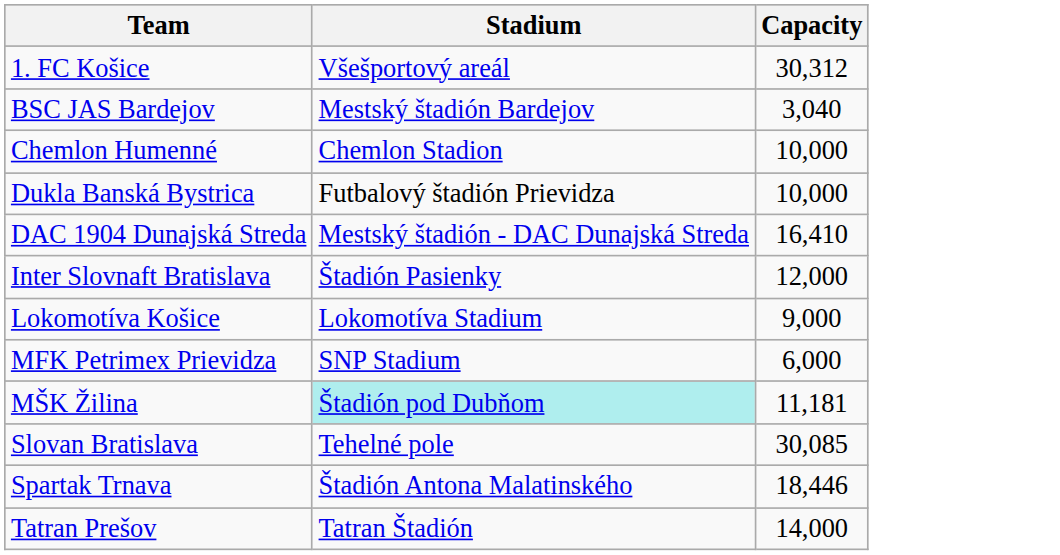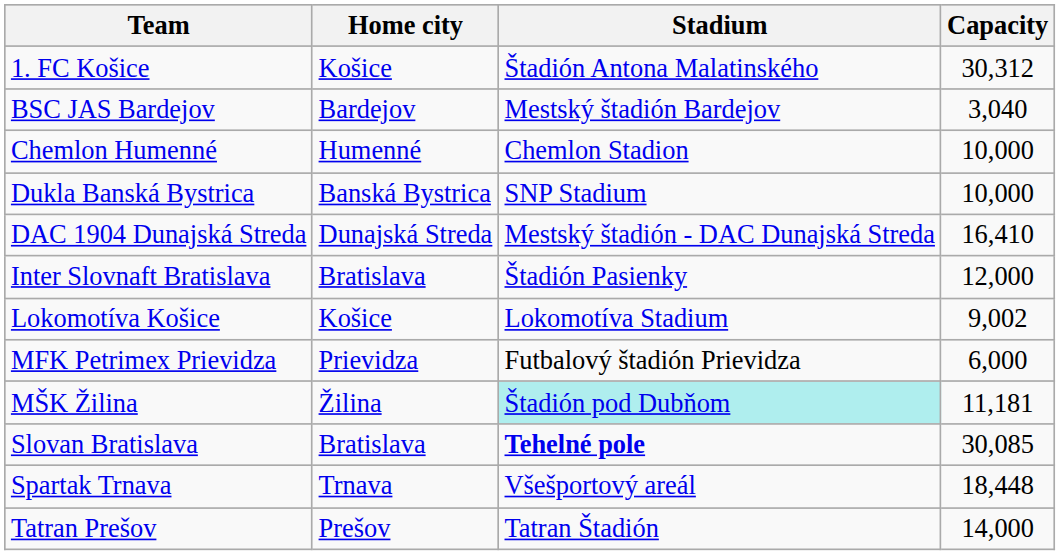+ column: (405, 25)
(414, 67) Všešportový areál -> (661, 67) Štadión Antona Malatinského
(467, 192) Futbalový štadión Prievidza -> (576, 192) SNP Stadium
(812, 318) 9,000 -> (998, 318) 9,002
(390, 360) SNP Stadium -> (653, 360) Futbalový štadión Prievidza
(386, 444) normal -> (575, 444) bold
(476, 485) Štadión Antona Malatinského -> (600, 485) Všešportový areál
(812, 485) 18,446 -> (998, 485) 18,448
